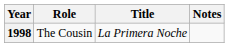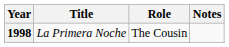columns swapped: (143, 14) <-> (64, 14)
